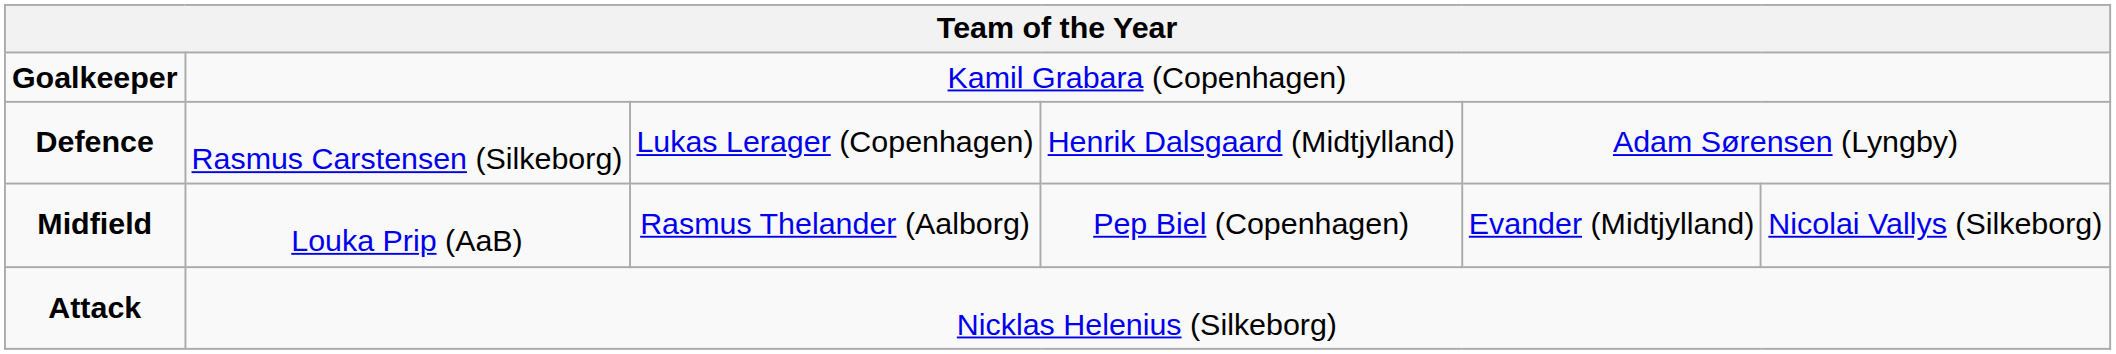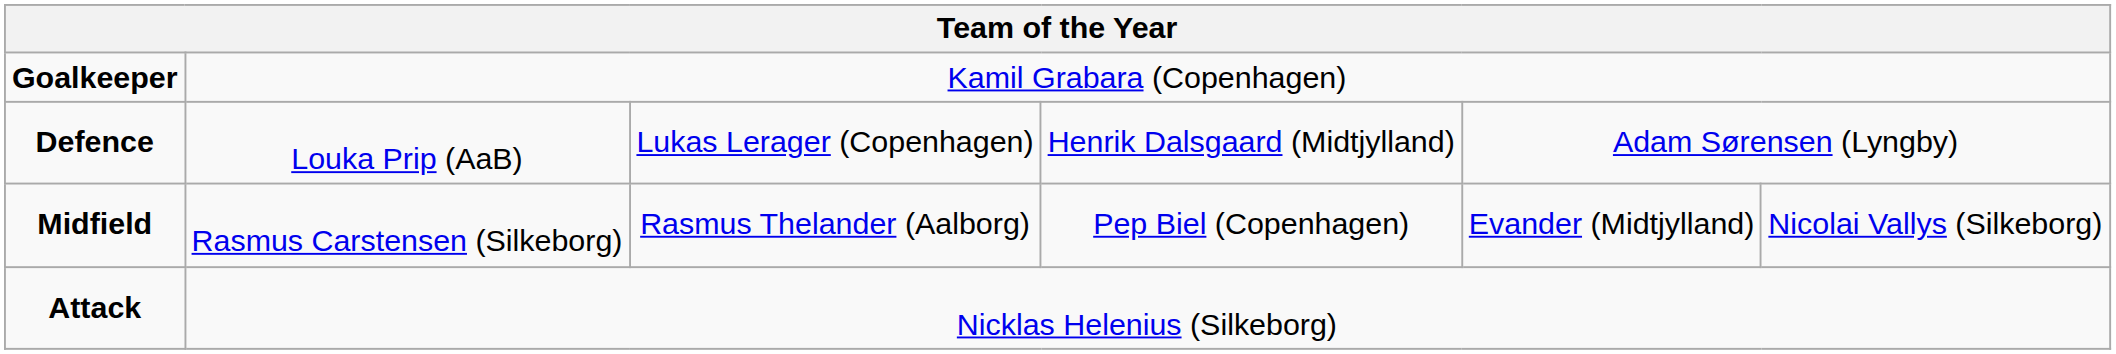(407, 159) Rasmus Carstensen (Silkeborg) -> (407, 159) Louka Prip (AaB)
(407, 241) Louka Prip (AaB) -> (407, 241) Rasmus Carstensen (Silkeborg)
